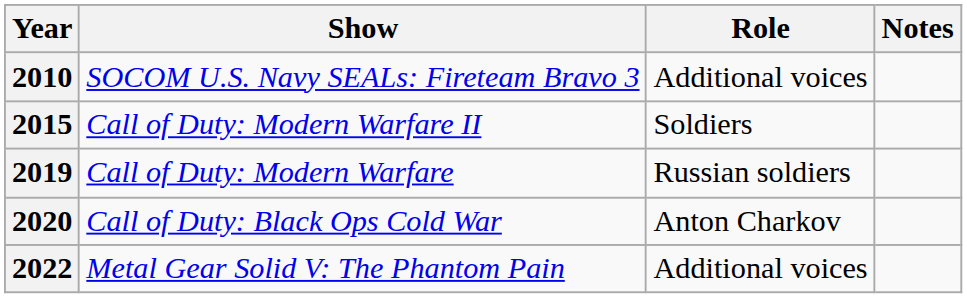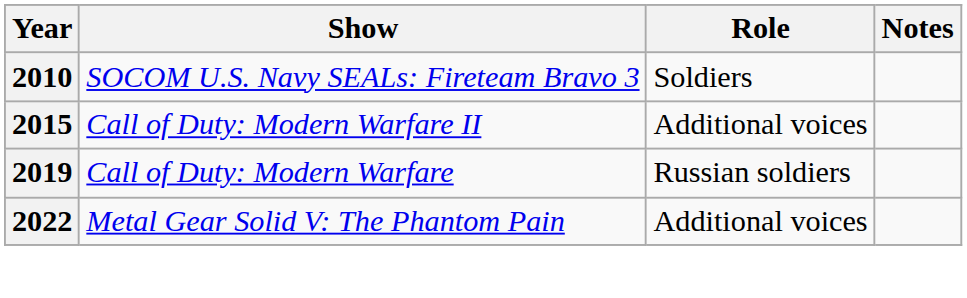(761, 76) Additional voices -> (703, 76) Soldiers
(703, 124) Soldiers -> (761, 124) Additional voices
- row: (42, 220)
